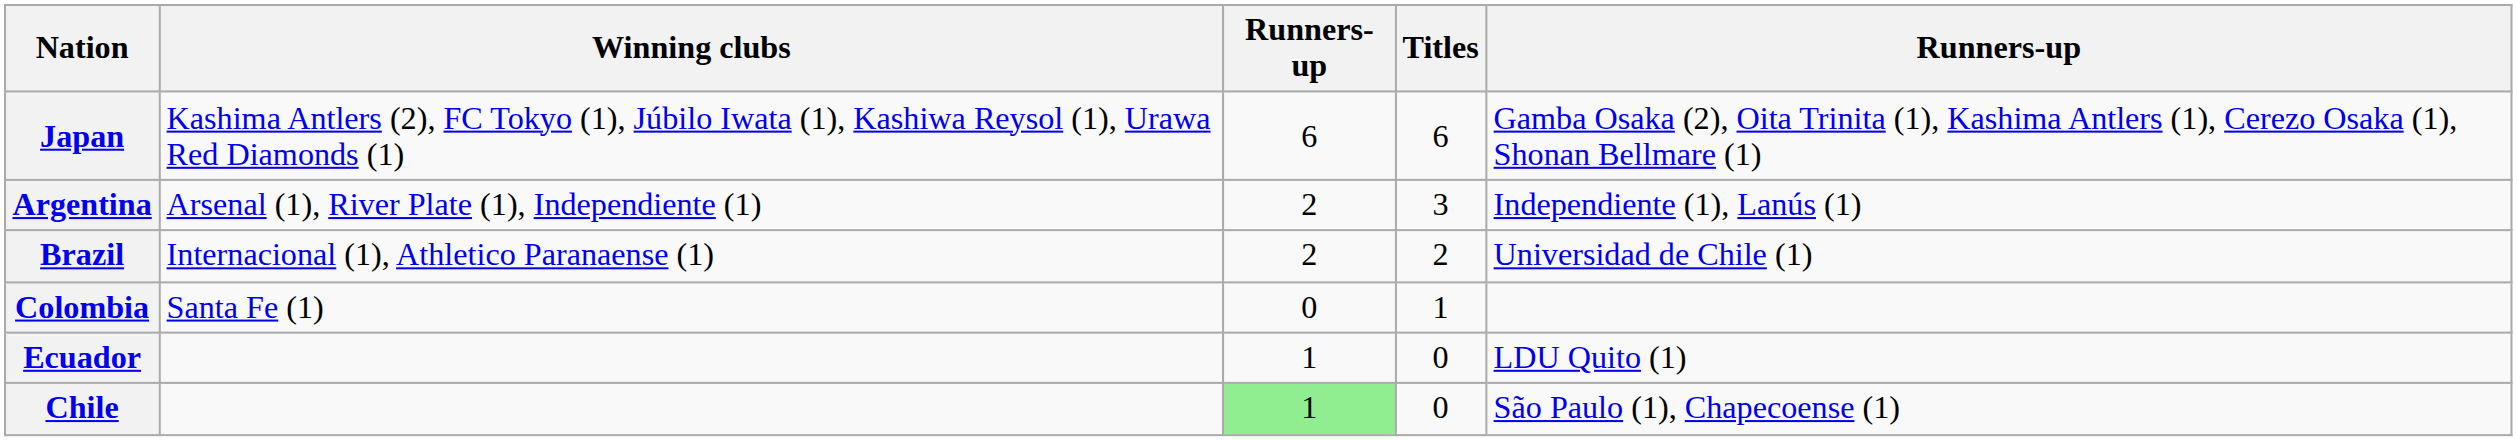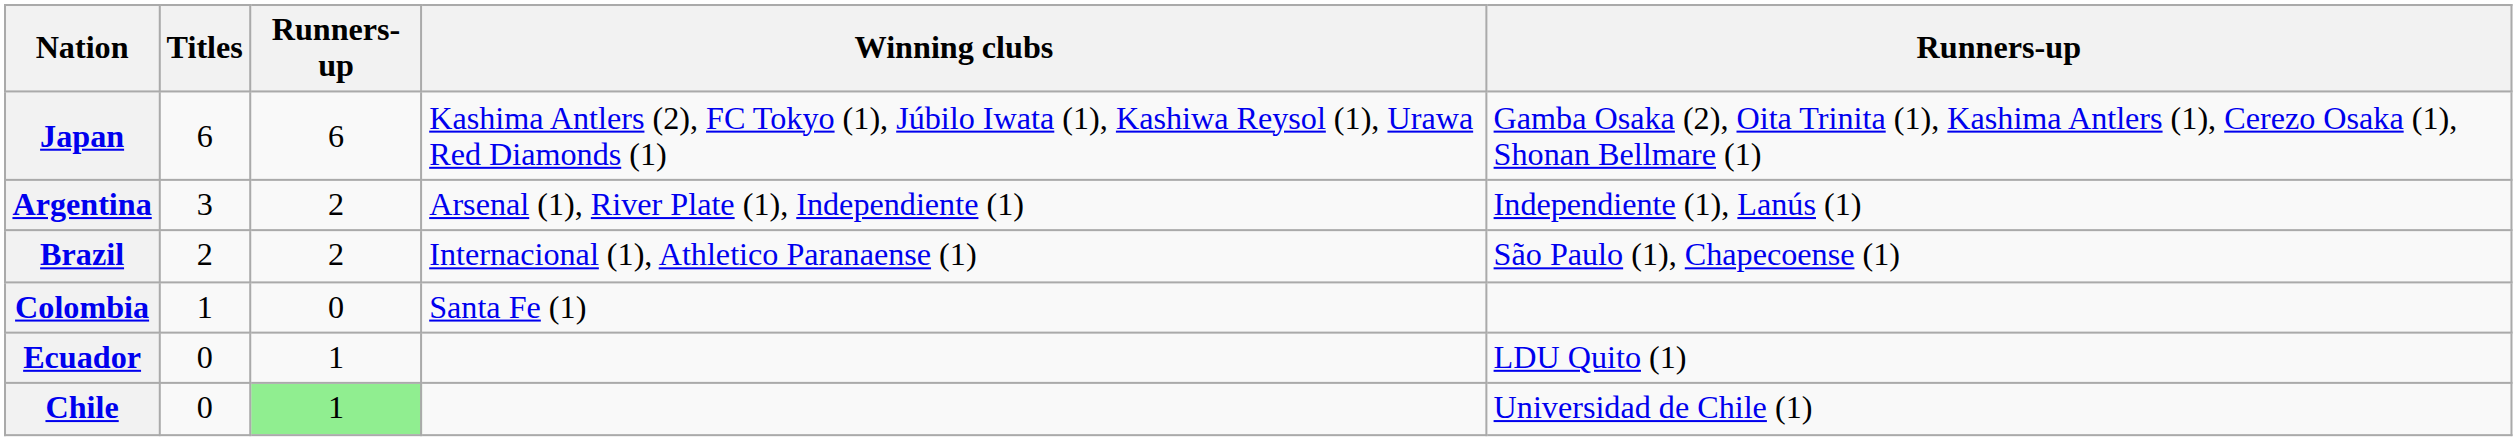columns swapped: (1441, 48) <-> (691, 48)
(1653, 255) Universidad de Chile (1) -> (1697, 255) São Paulo (1), Chapecoense (1)
(1697, 408) São Paulo (1), Chapecoense (1) -> (1653, 408) Universidad de Chile (1)
